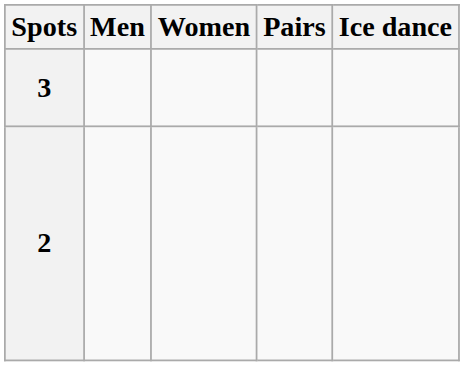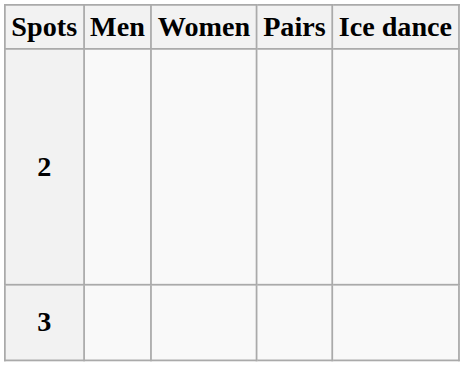rows swapped: (44, 87) <-> (44, 242)
